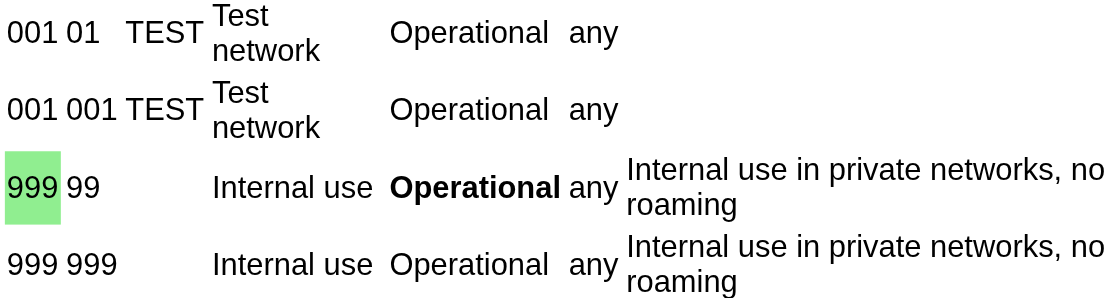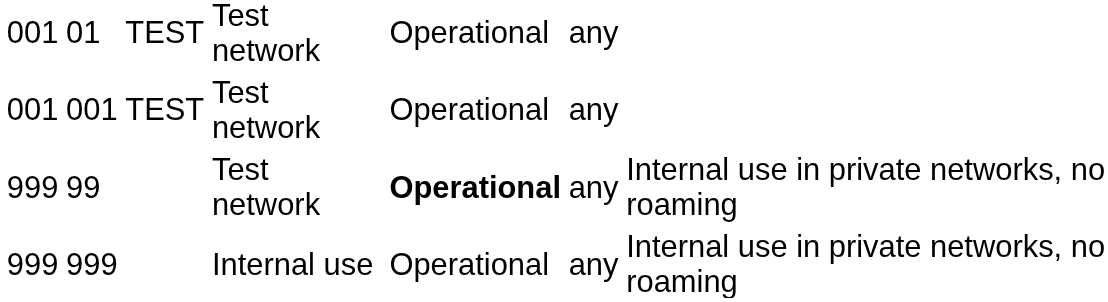(33, 187) lightgreen background -> (33, 187) no background
(293, 187) Internal use -> (266, 187) Test network
